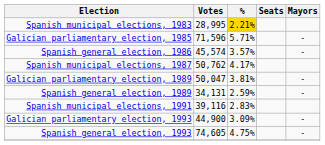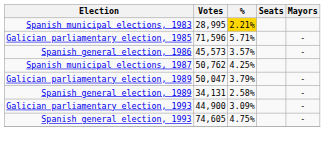(211, 52) 45,574 -> (211, 52) 45,573
(242, 65) 4.17% -> (242, 65) 4.25%
(242, 79) 3.81% -> (242, 79) 3.79%
(242, 92) 2.59% -> (242, 92) 2.58%
- row: (109, 106)
